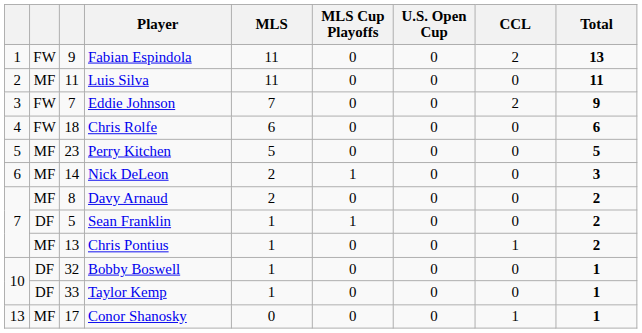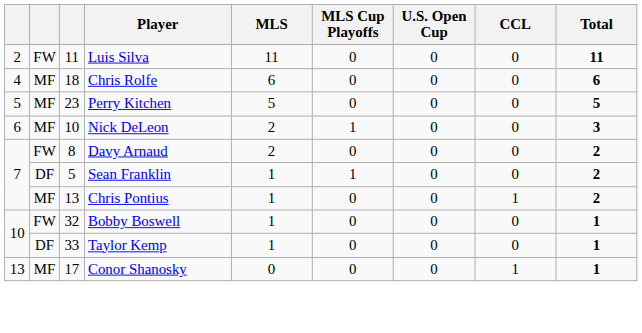- row: (140, 56)
(45, 80) MF -> (45, 56) FW
- row: (132, 103)
(45, 127) FW -> (45, 80) MF
(72, 174) 14 -> (72, 127) 10
(45, 198) MF -> (45, 151) FW
(45, 269) DF -> (45, 221) FW
